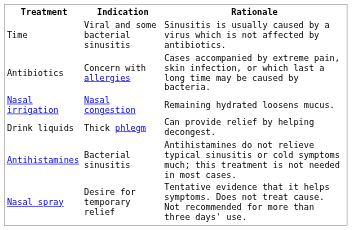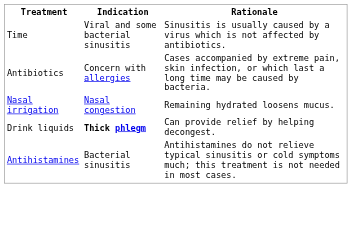(115, 127) normal -> (115, 127) bold
- row: (35, 202)
